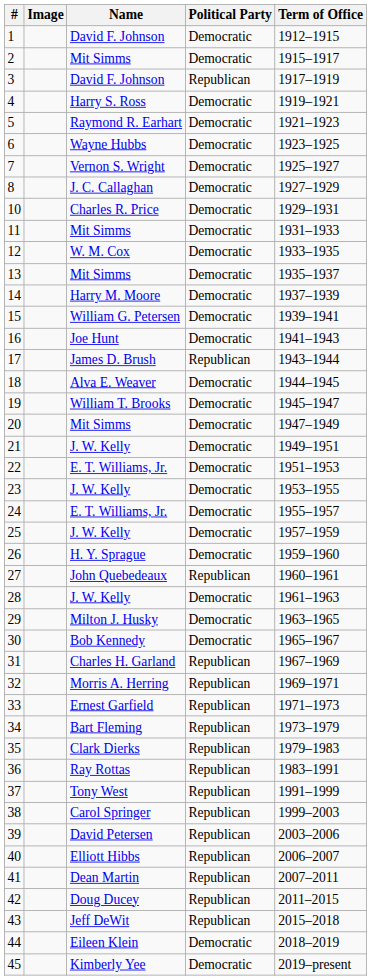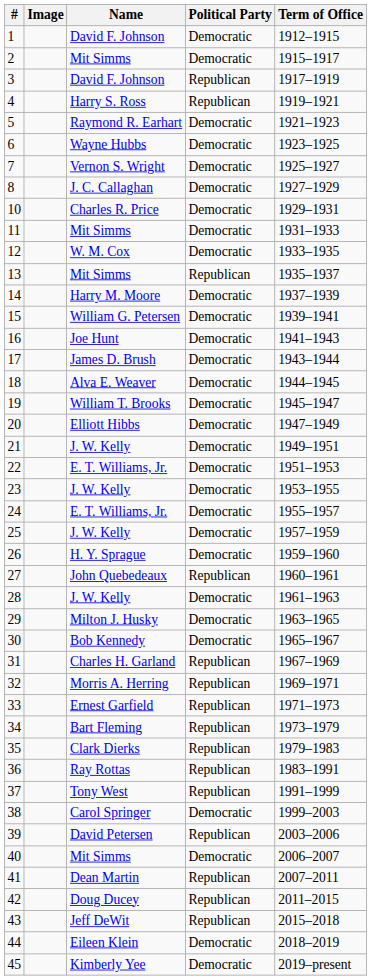(220, 101) Democratic -> (219, 101) Republican
(220, 274) Democratic -> (219, 274) Republican
(219, 360) Republican -> (220, 360) Democratic
(100, 425) Mit Simms -> (105, 425) Elliott Hibbs
(219, 813) Republican -> (220, 813) Democratic
(105, 856) Elliott Hibbs -> (100, 856) Mit Simms
(219, 856) Republican -> (220, 856) Democratic
